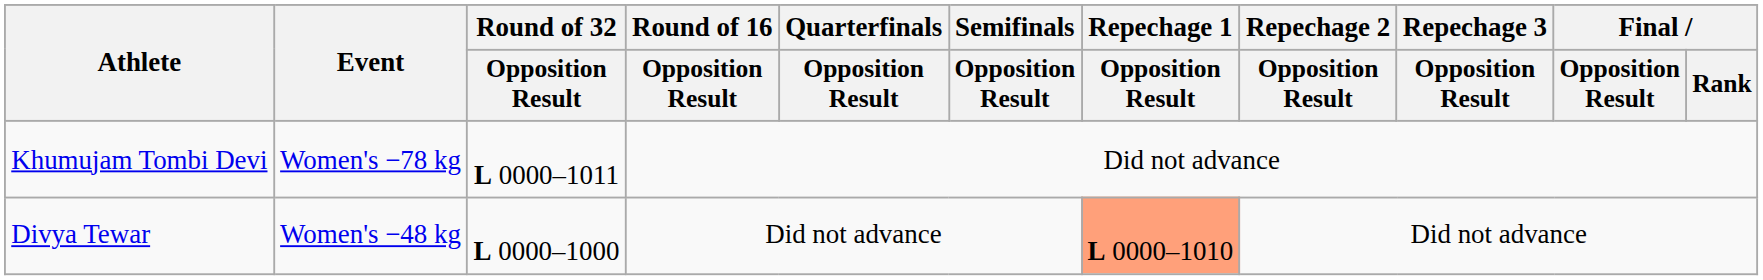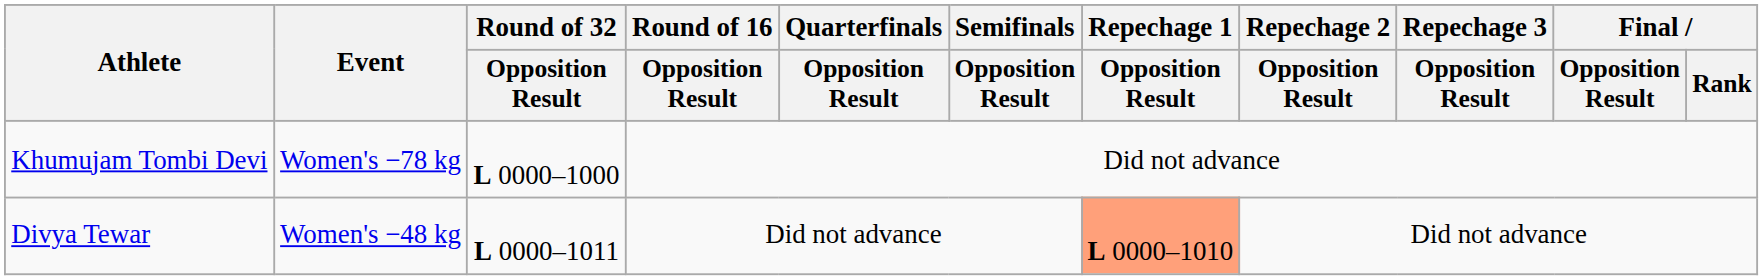(546, 175) L 0000–1011 -> (546, 175) L 0000–1000
(546, 251) L 0000–1000 -> (546, 251) L 0000–1011
